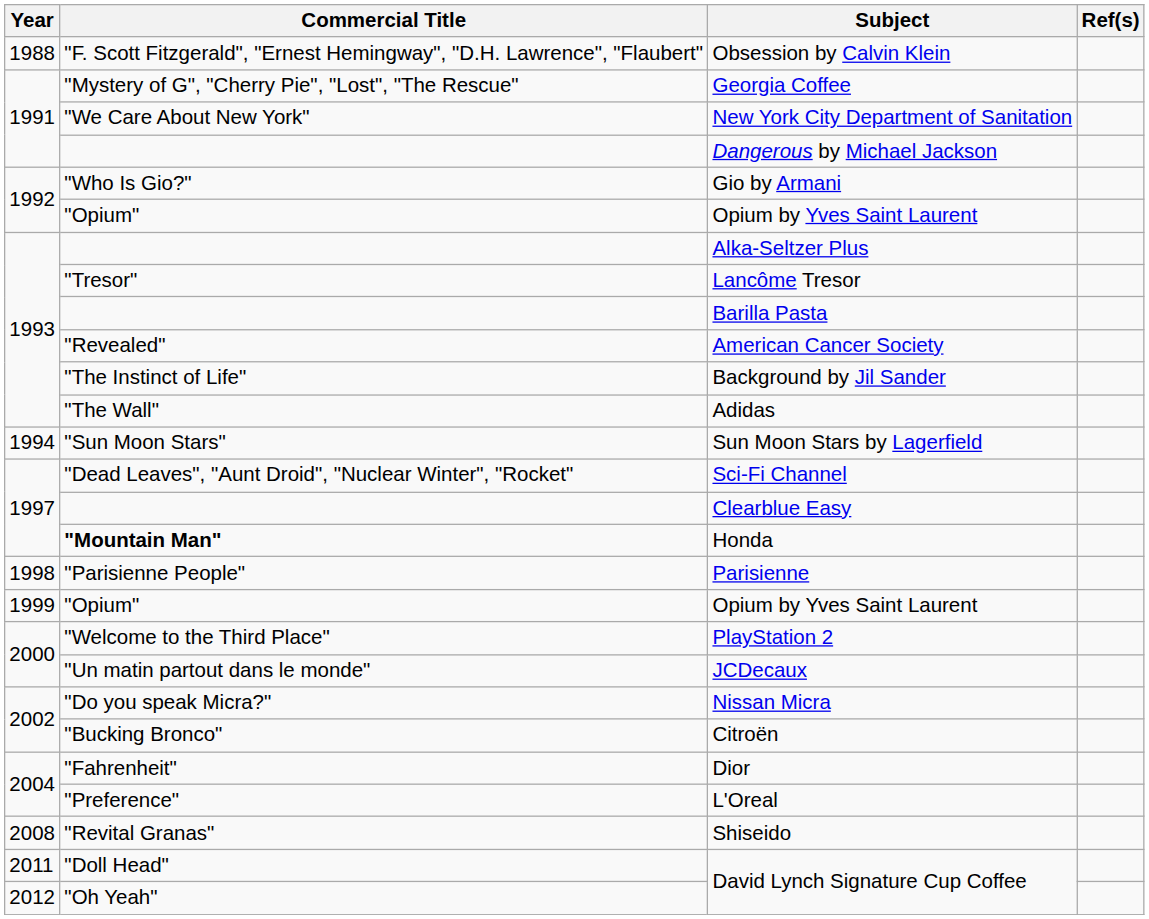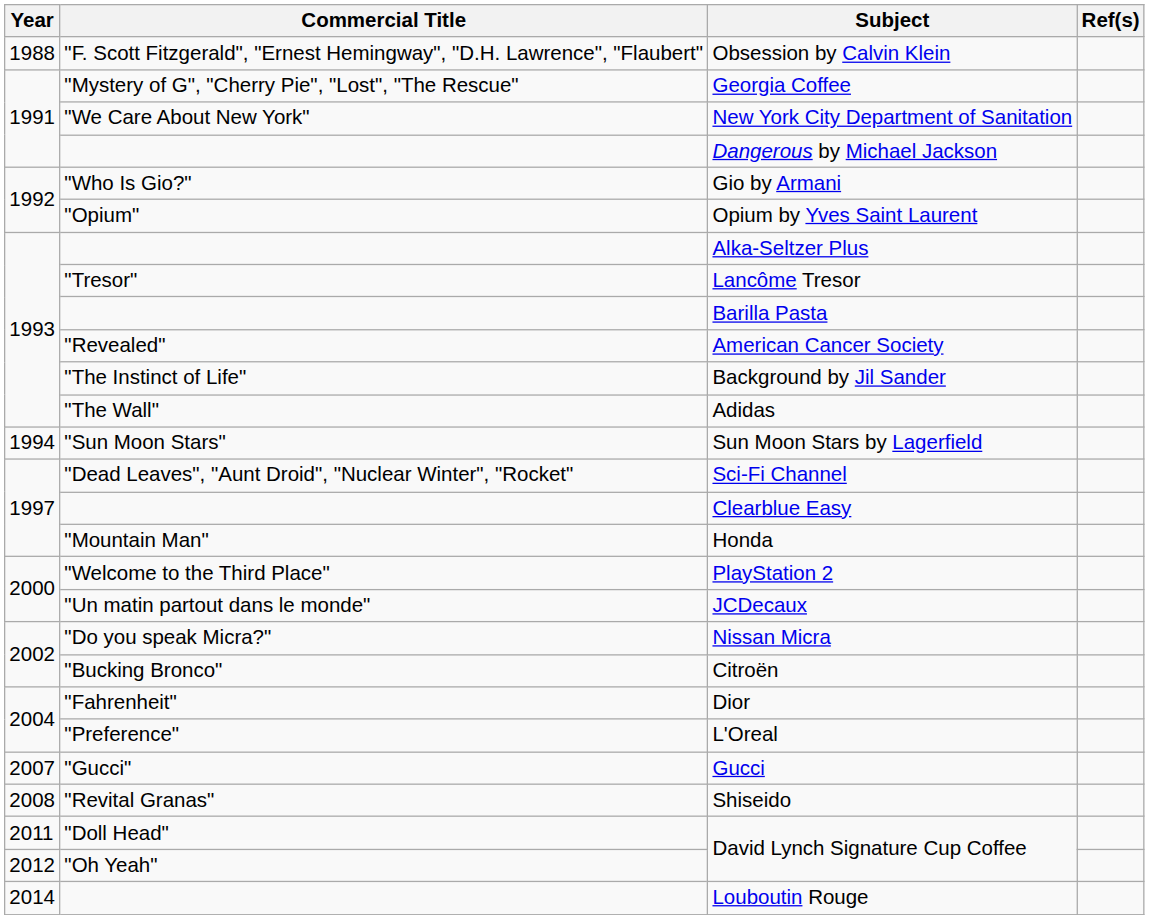(143, 540) bold -> (137, 540) normal
- row: (32, 572)
- row: (32, 605)
+ row: (32, 767)
+ row: (32, 897)
